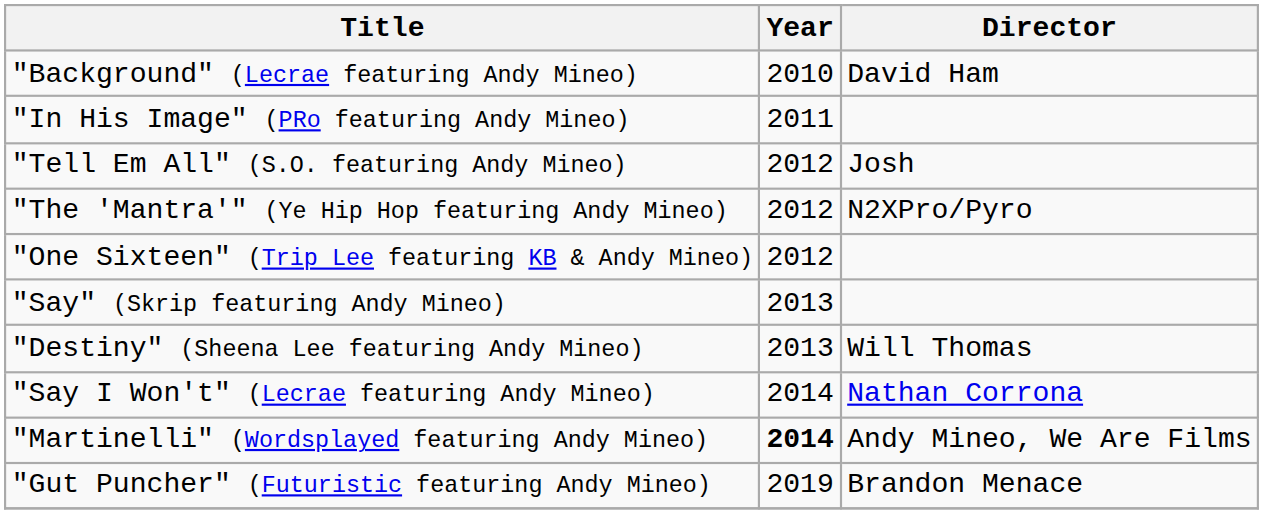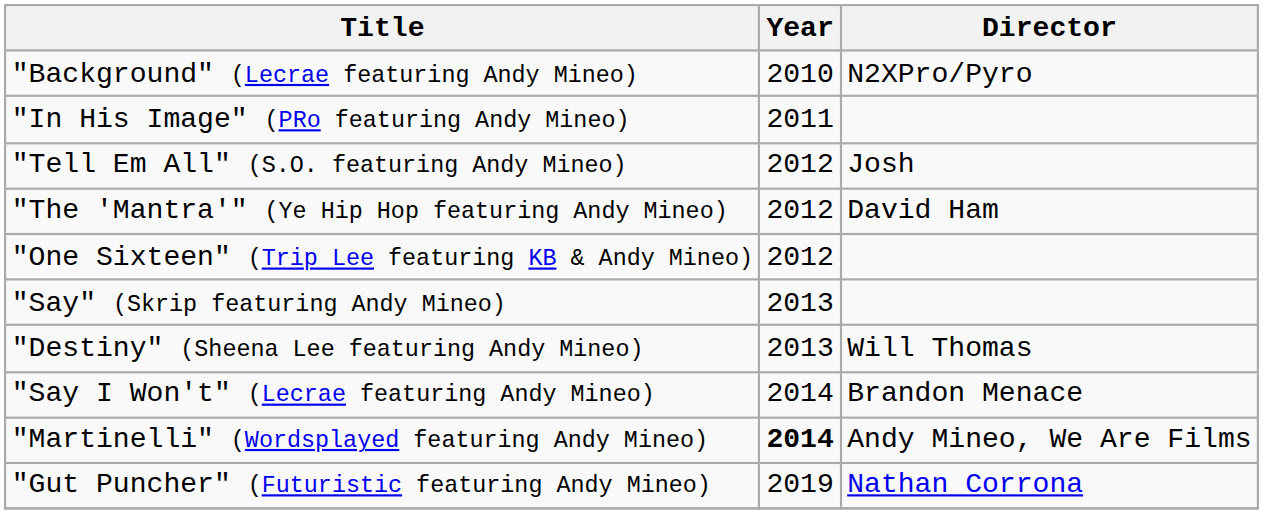(923, 74) David Ham -> (940, 74) N2XPro/Pyro
(940, 211) N2XPro/Pyro -> (923, 211) David Ham
(965, 394) Nathan Corrona -> (965, 394) Brandon Menace
(965, 486) Brandon Menace -> (965, 486) Nathan Corrona
